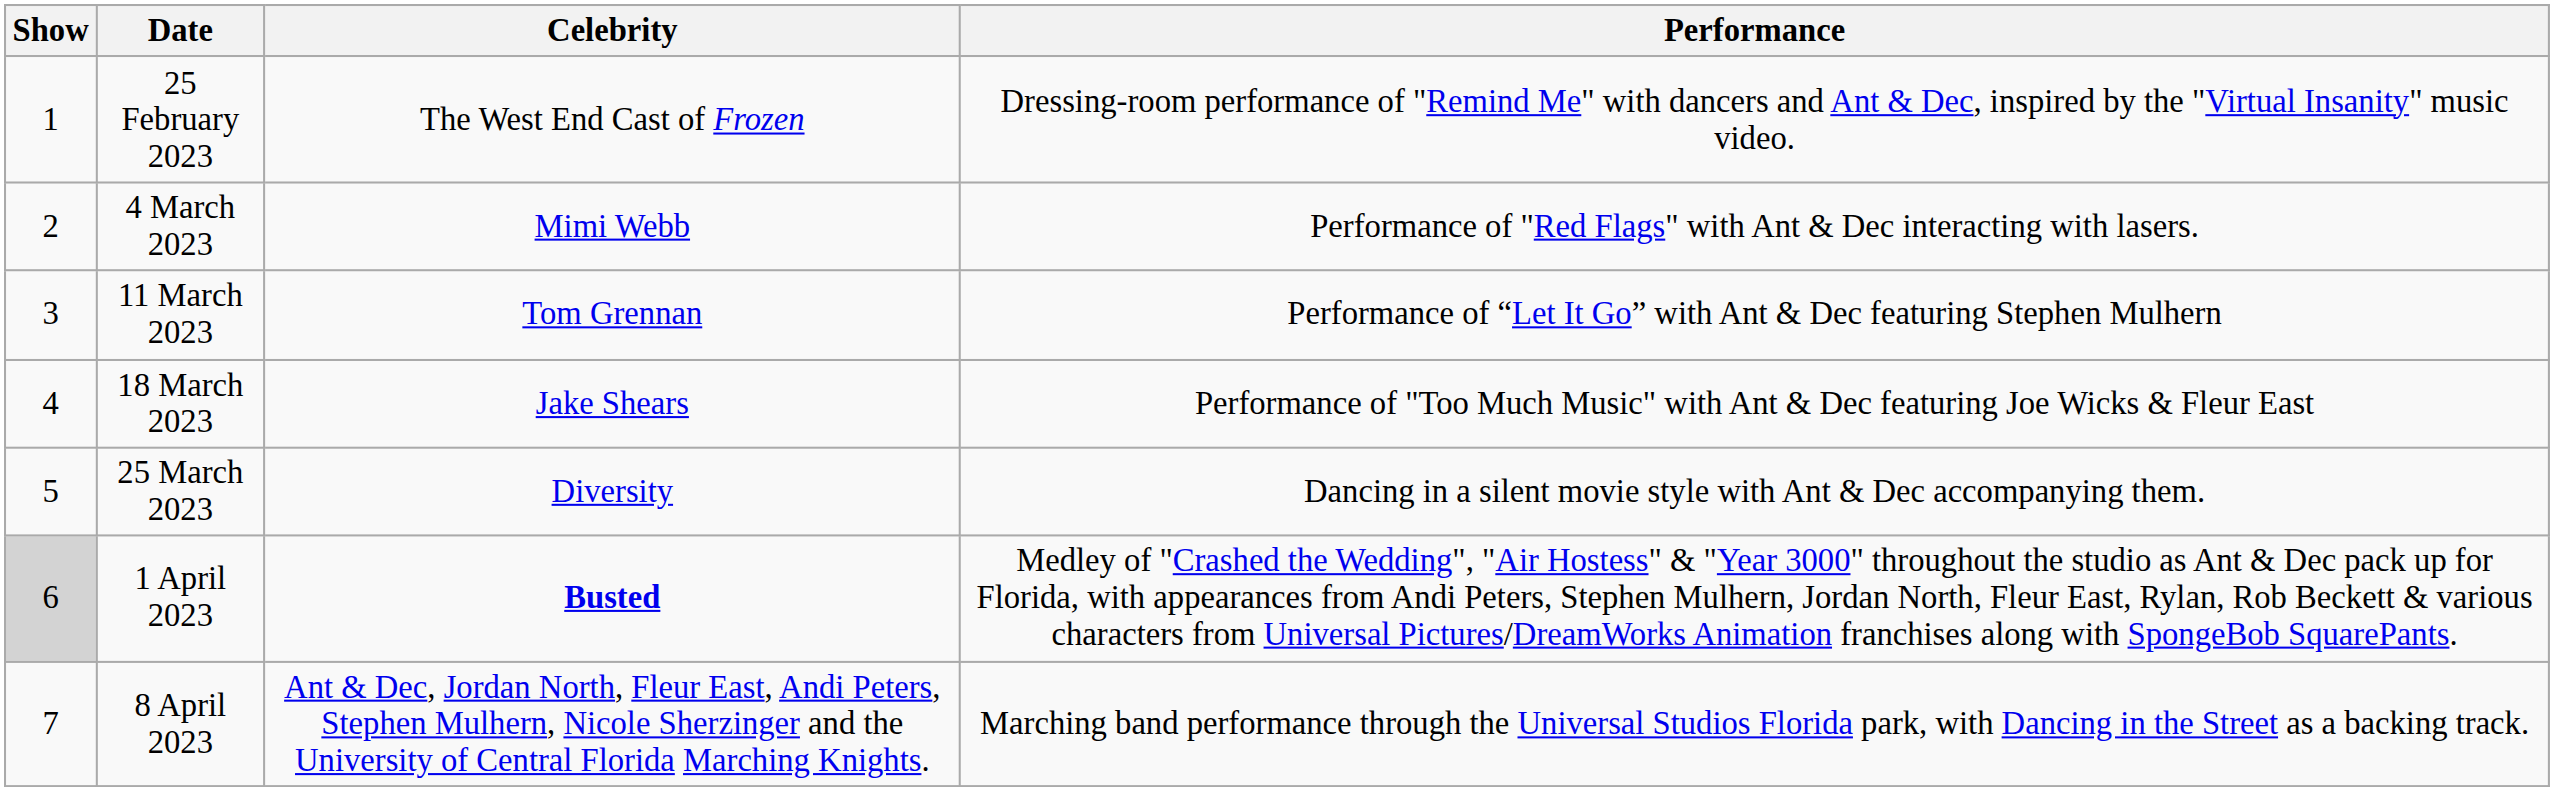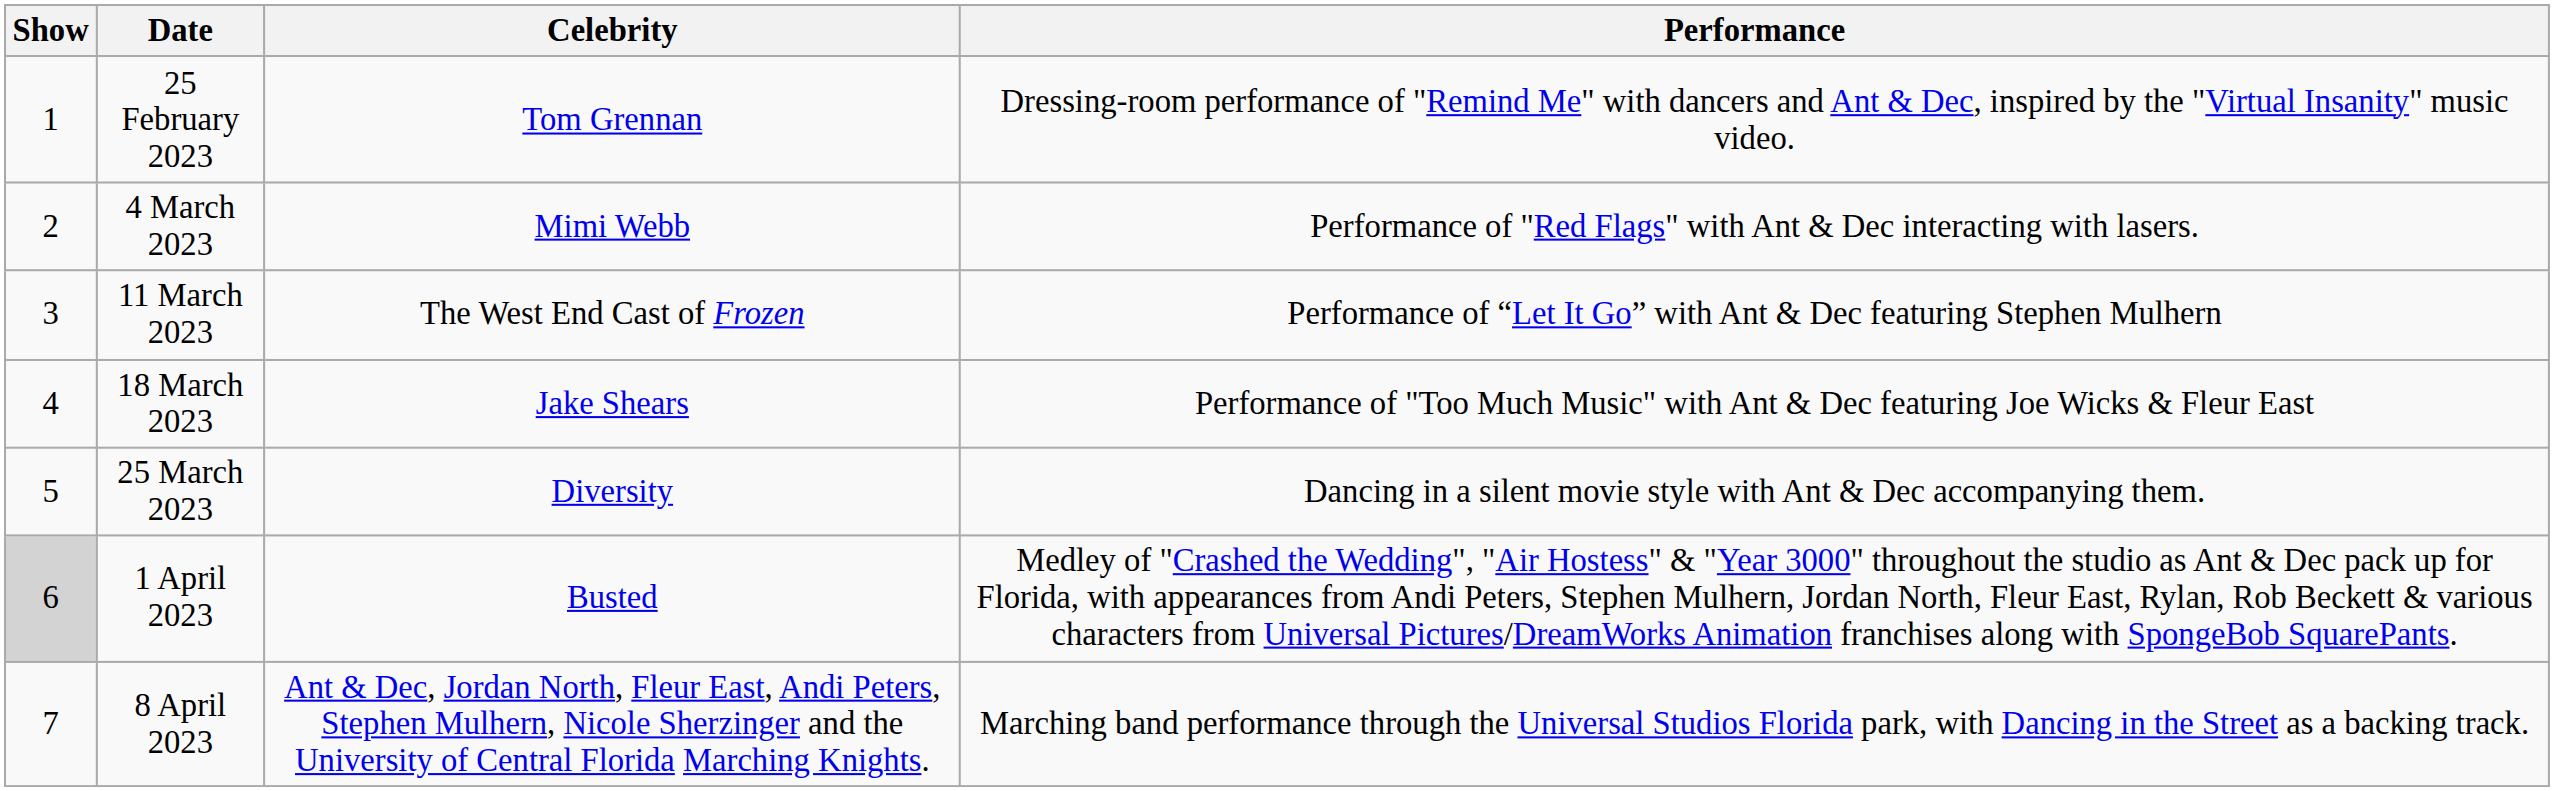(612, 118) The West End Cast of Frozen -> (612, 118) Tom Grennan
(612, 314) Tom Grennan -> (612, 314) The West End Cast of Frozen
(612, 598) bold -> (612, 598) normal
